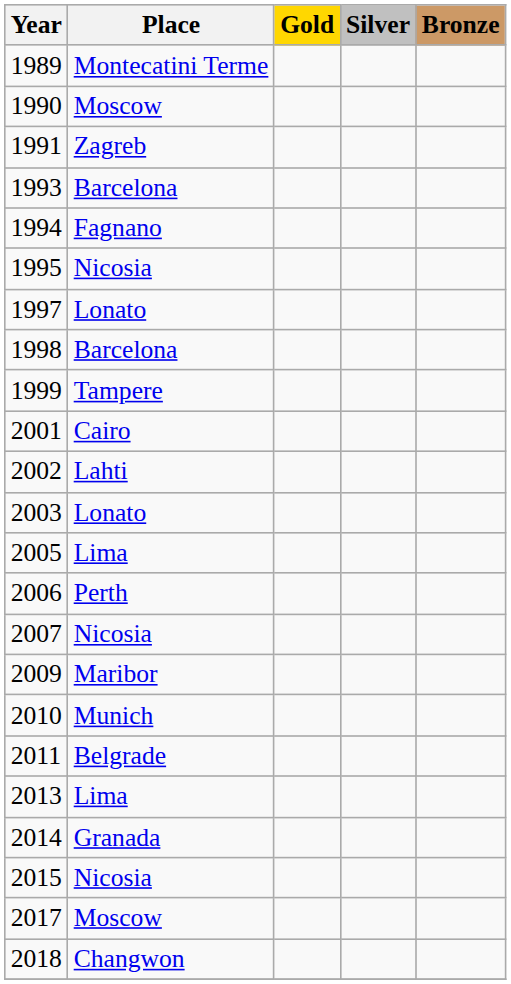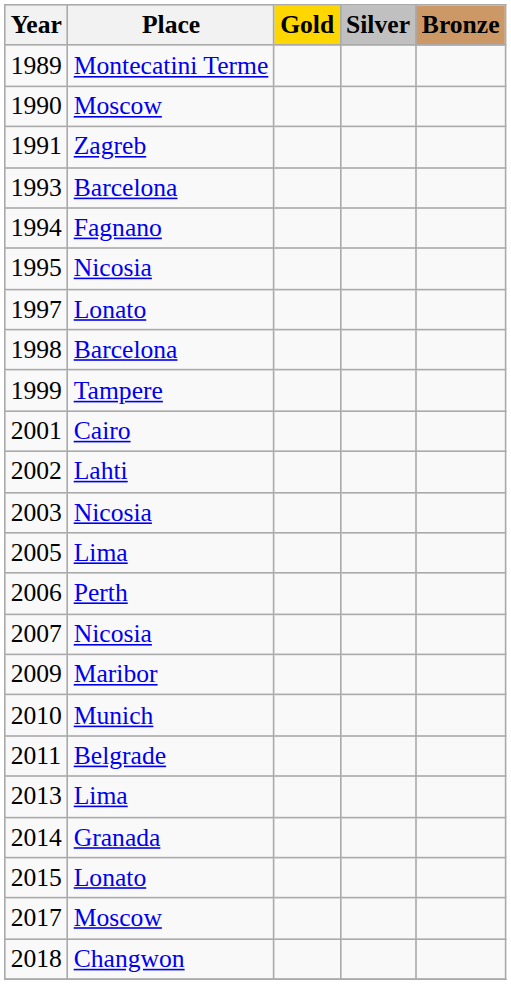(110, 512) Lonato -> (113, 512) Nicosia
(113, 877) Nicosia -> (110, 877) Lonato
